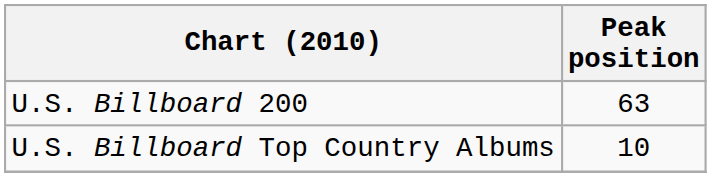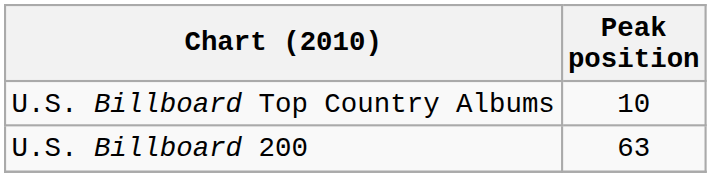rows swapped: (283, 148) <-> (160, 104)
